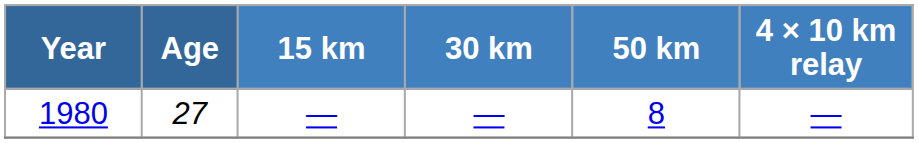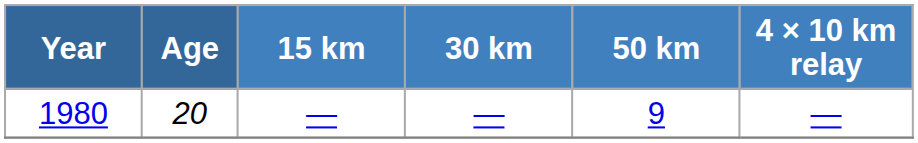(190, 114) 27 -> (190, 114) 20
(656, 114) 8 -> (656, 114) 9
